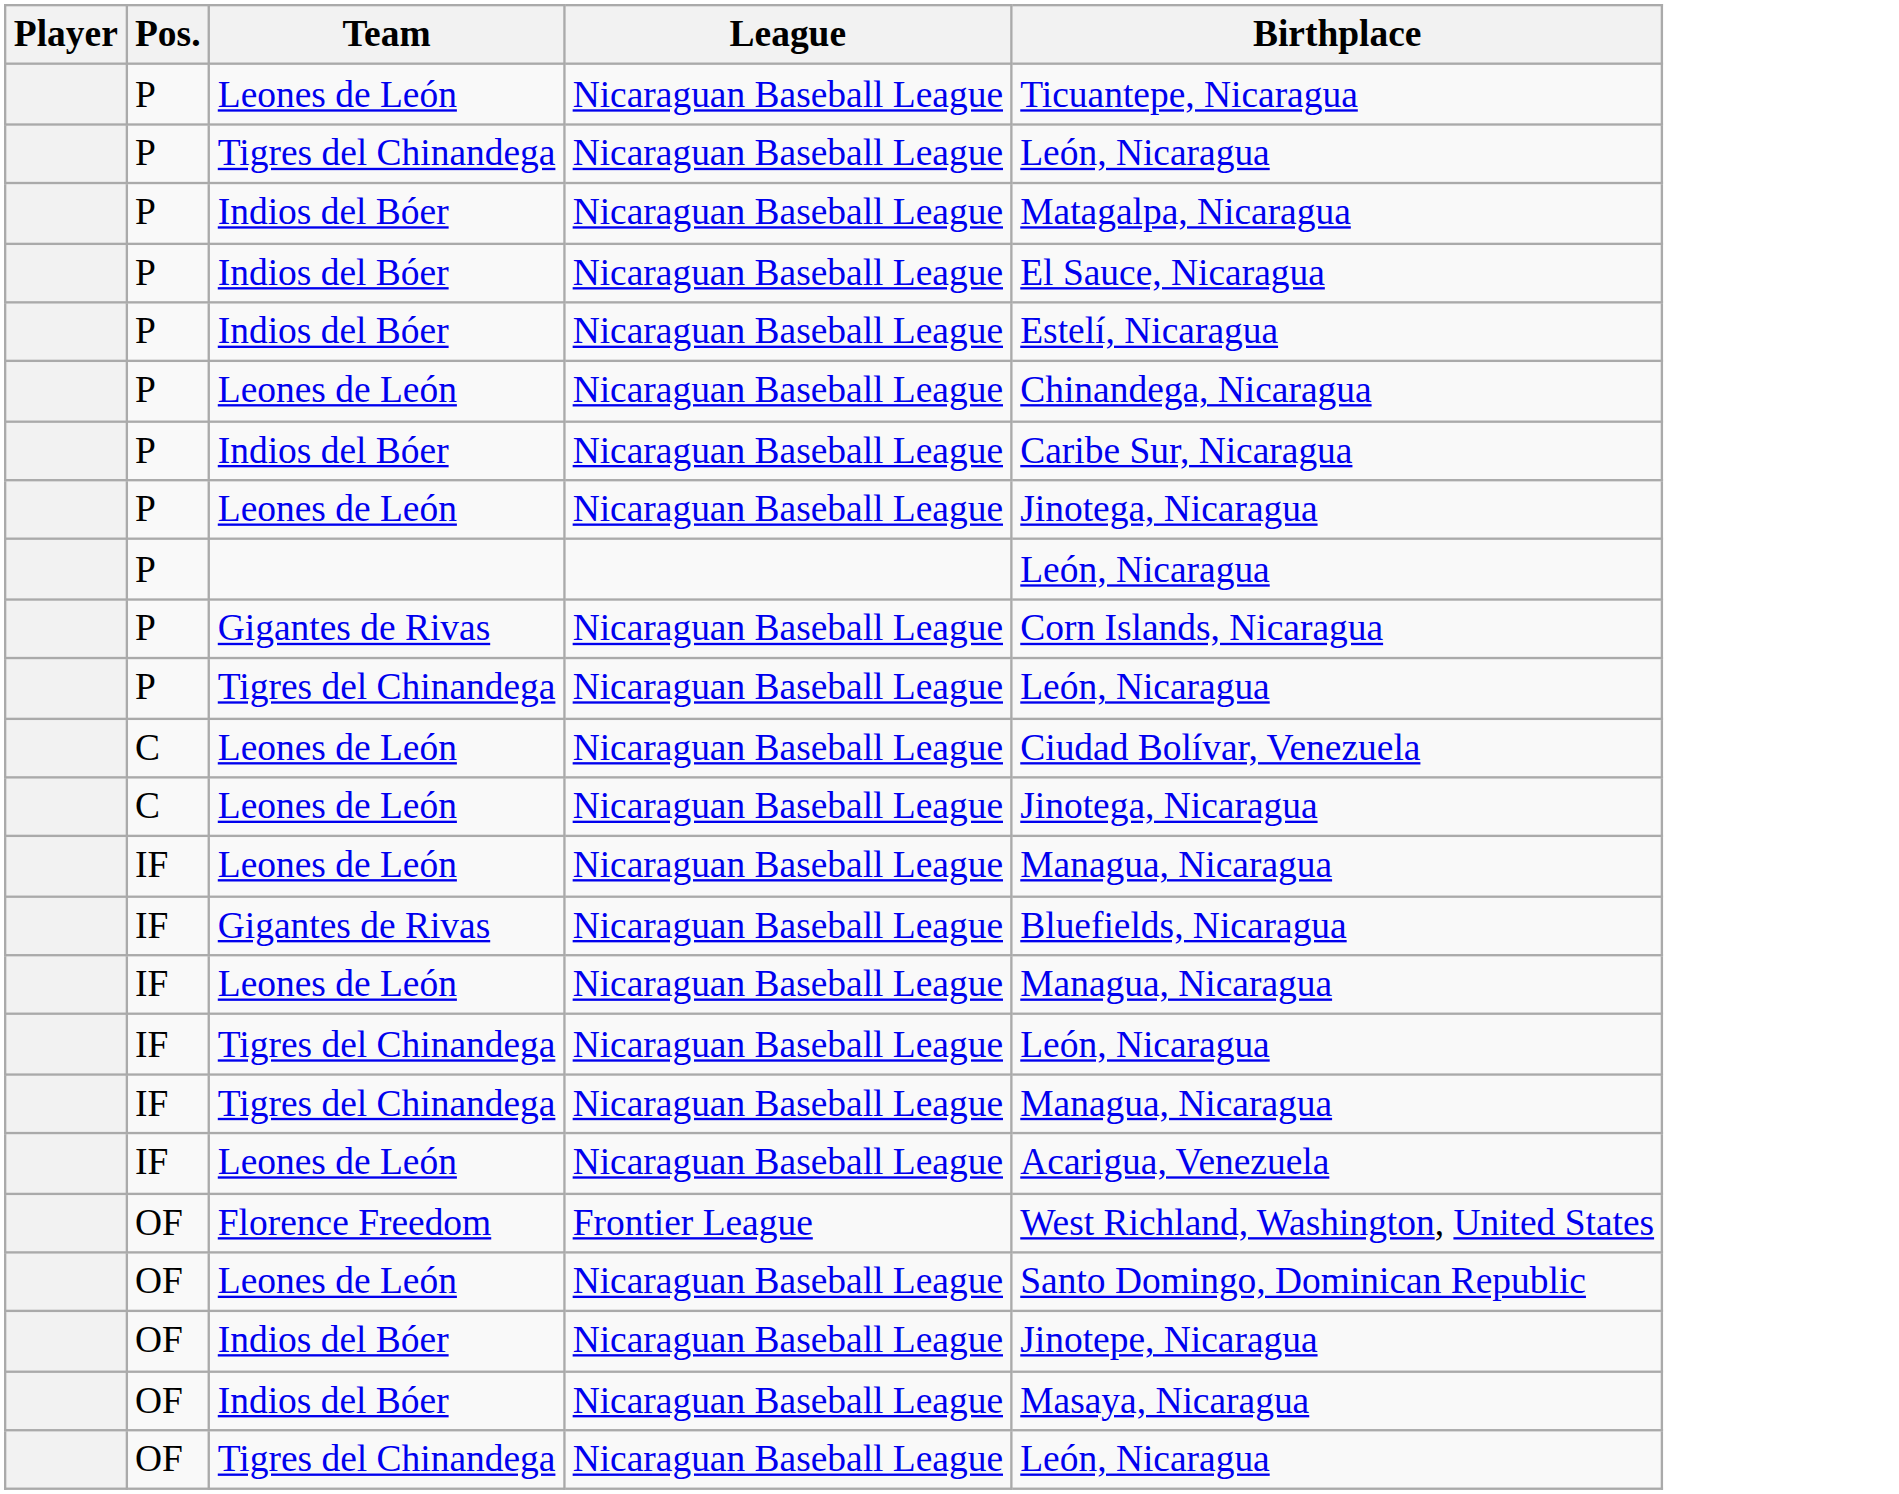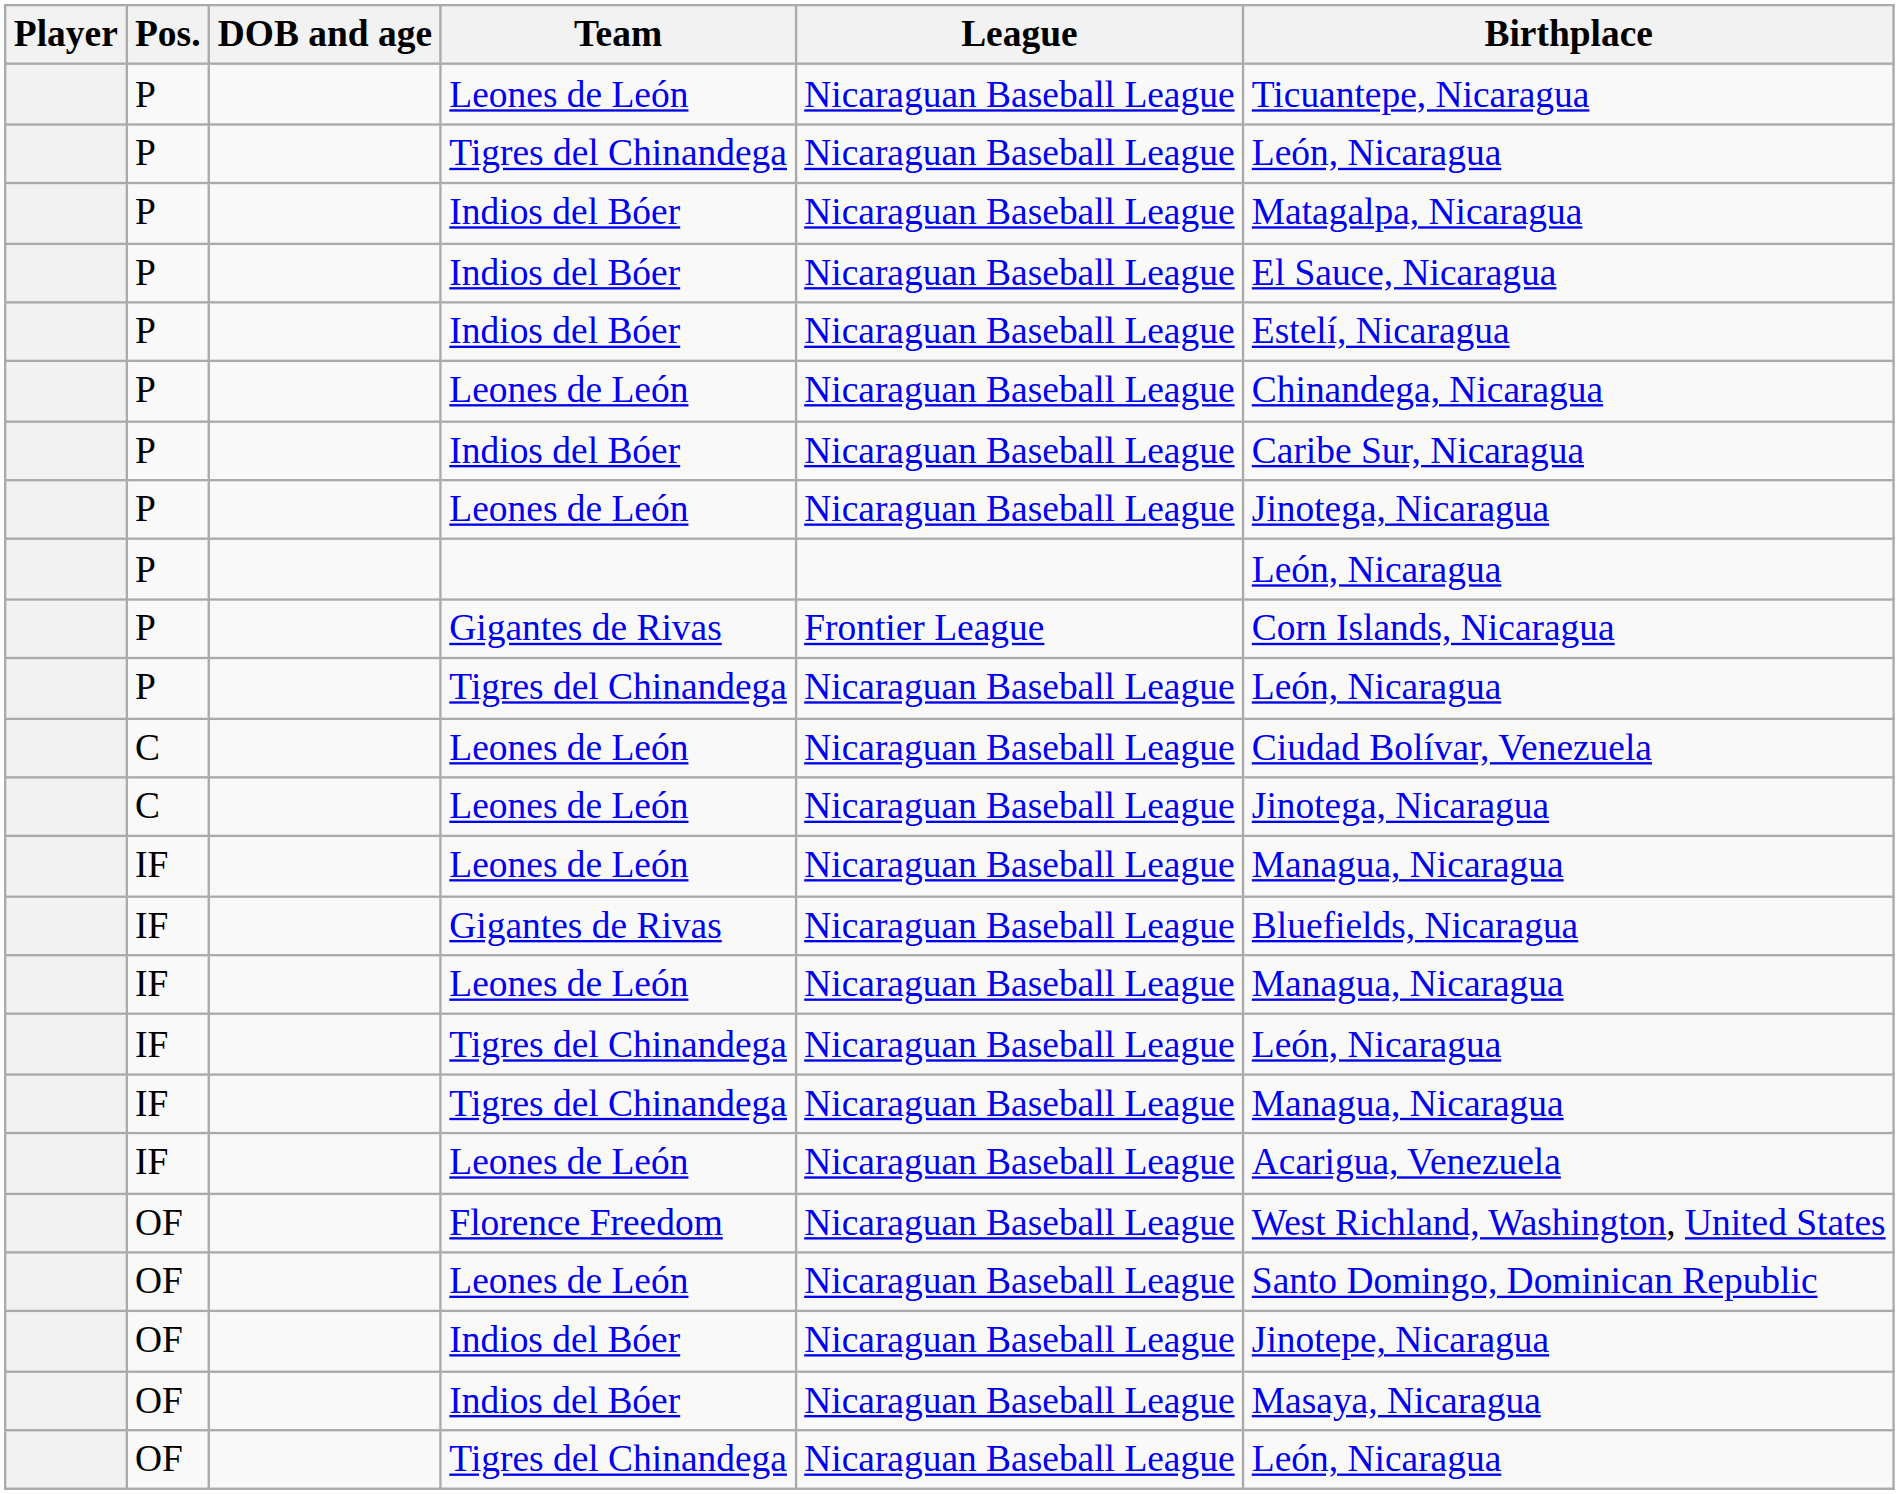+ column: (325, 34)
(788, 627) Nicaraguan Baseball League -> (924, 627) Frontier League
(693, 1221) Frontier League -> (1019, 1221) Nicaraguan Baseball League
